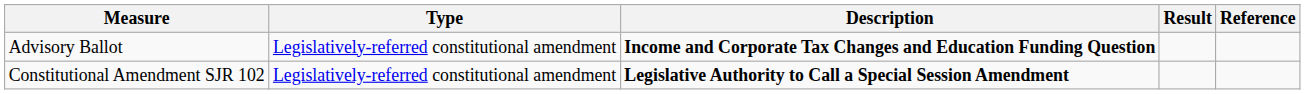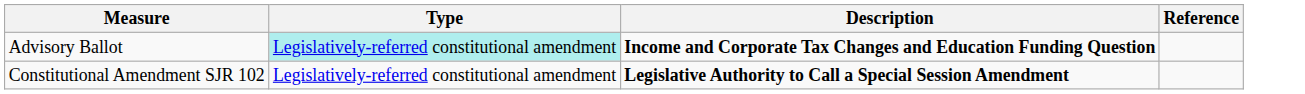- column: (1188, 18)
(445, 46) no background -> (445, 46) paleturquoise background
